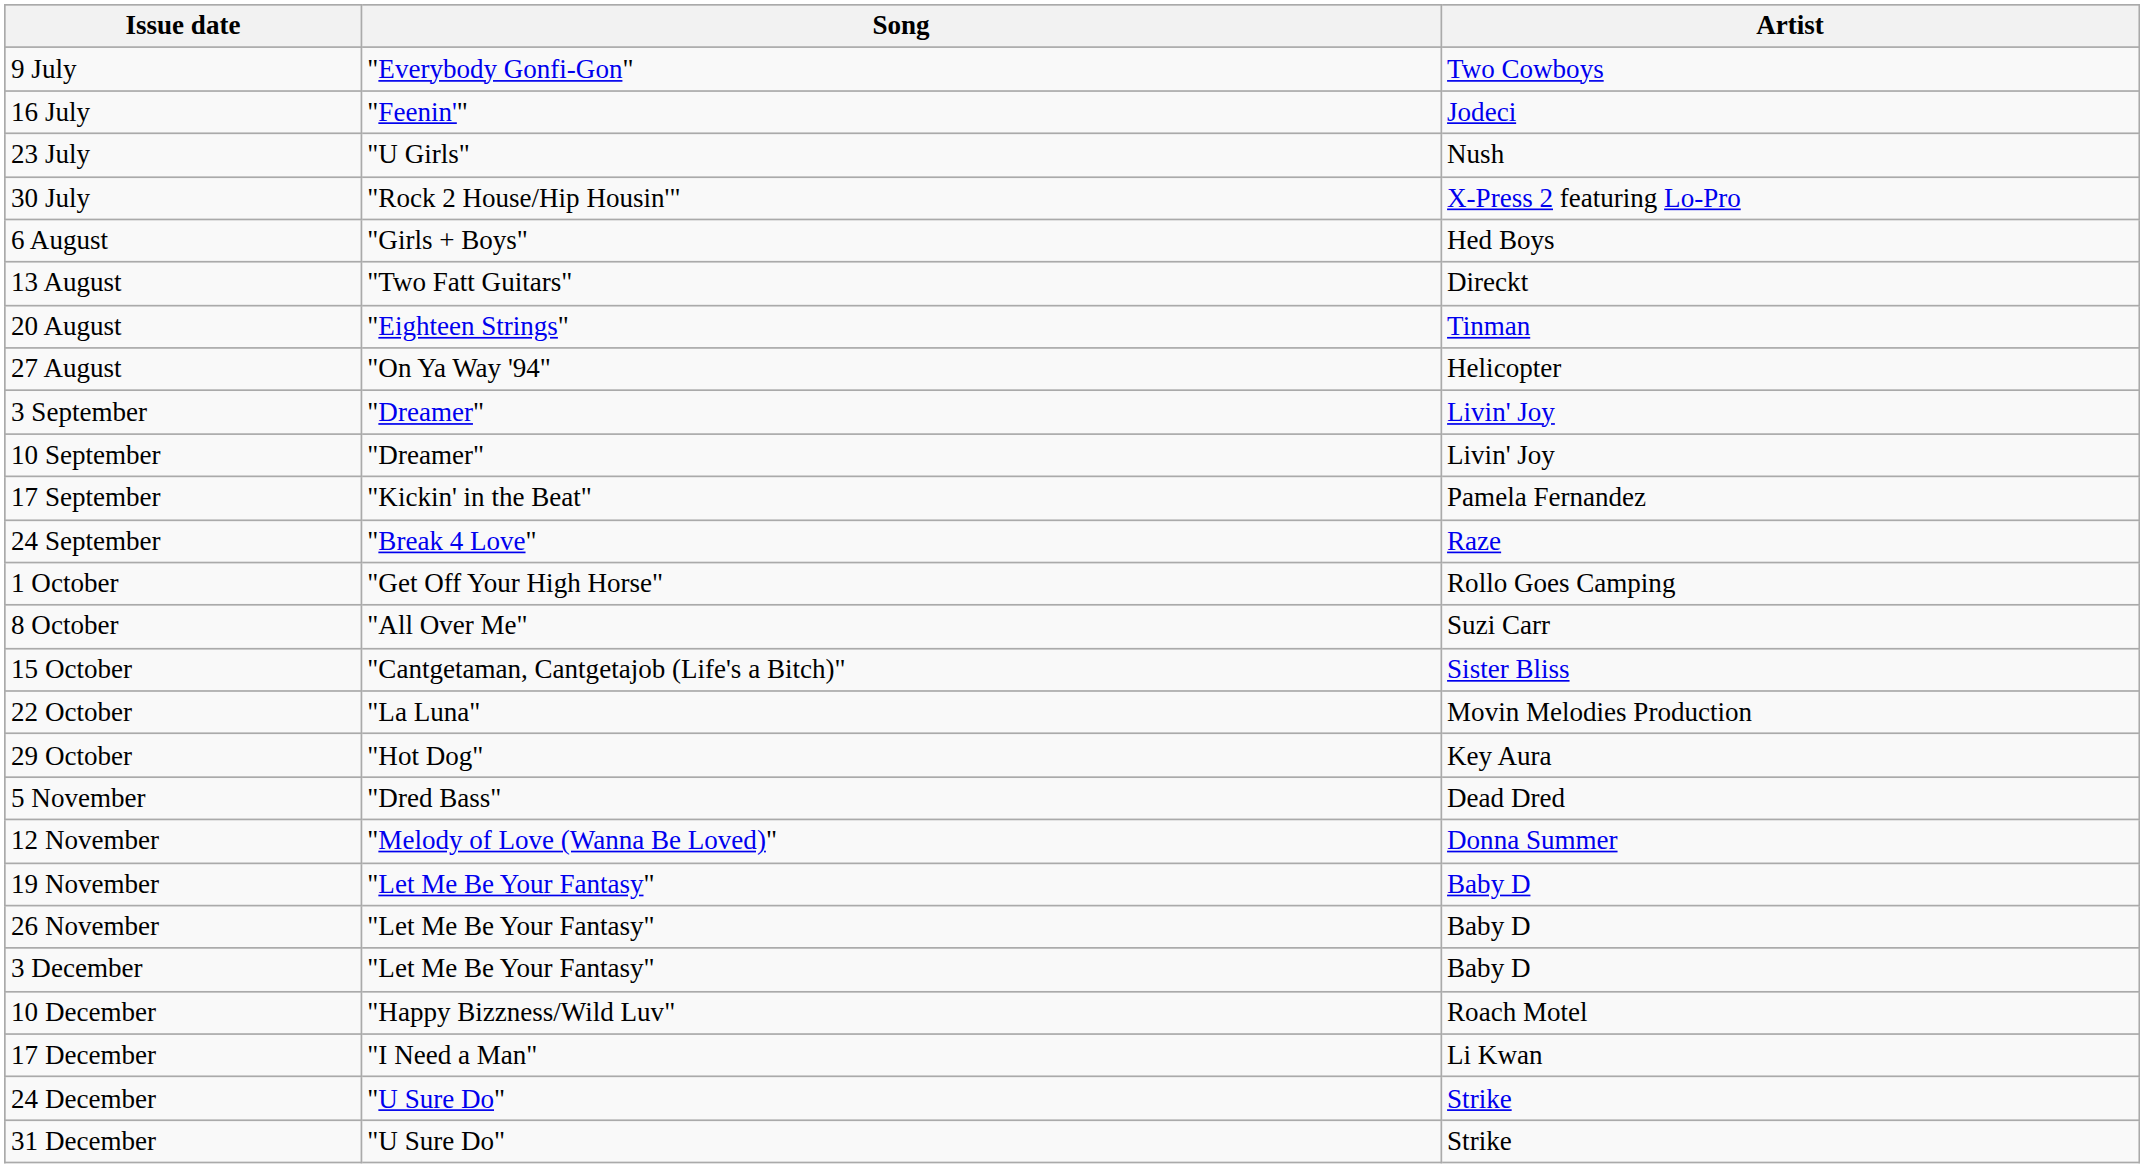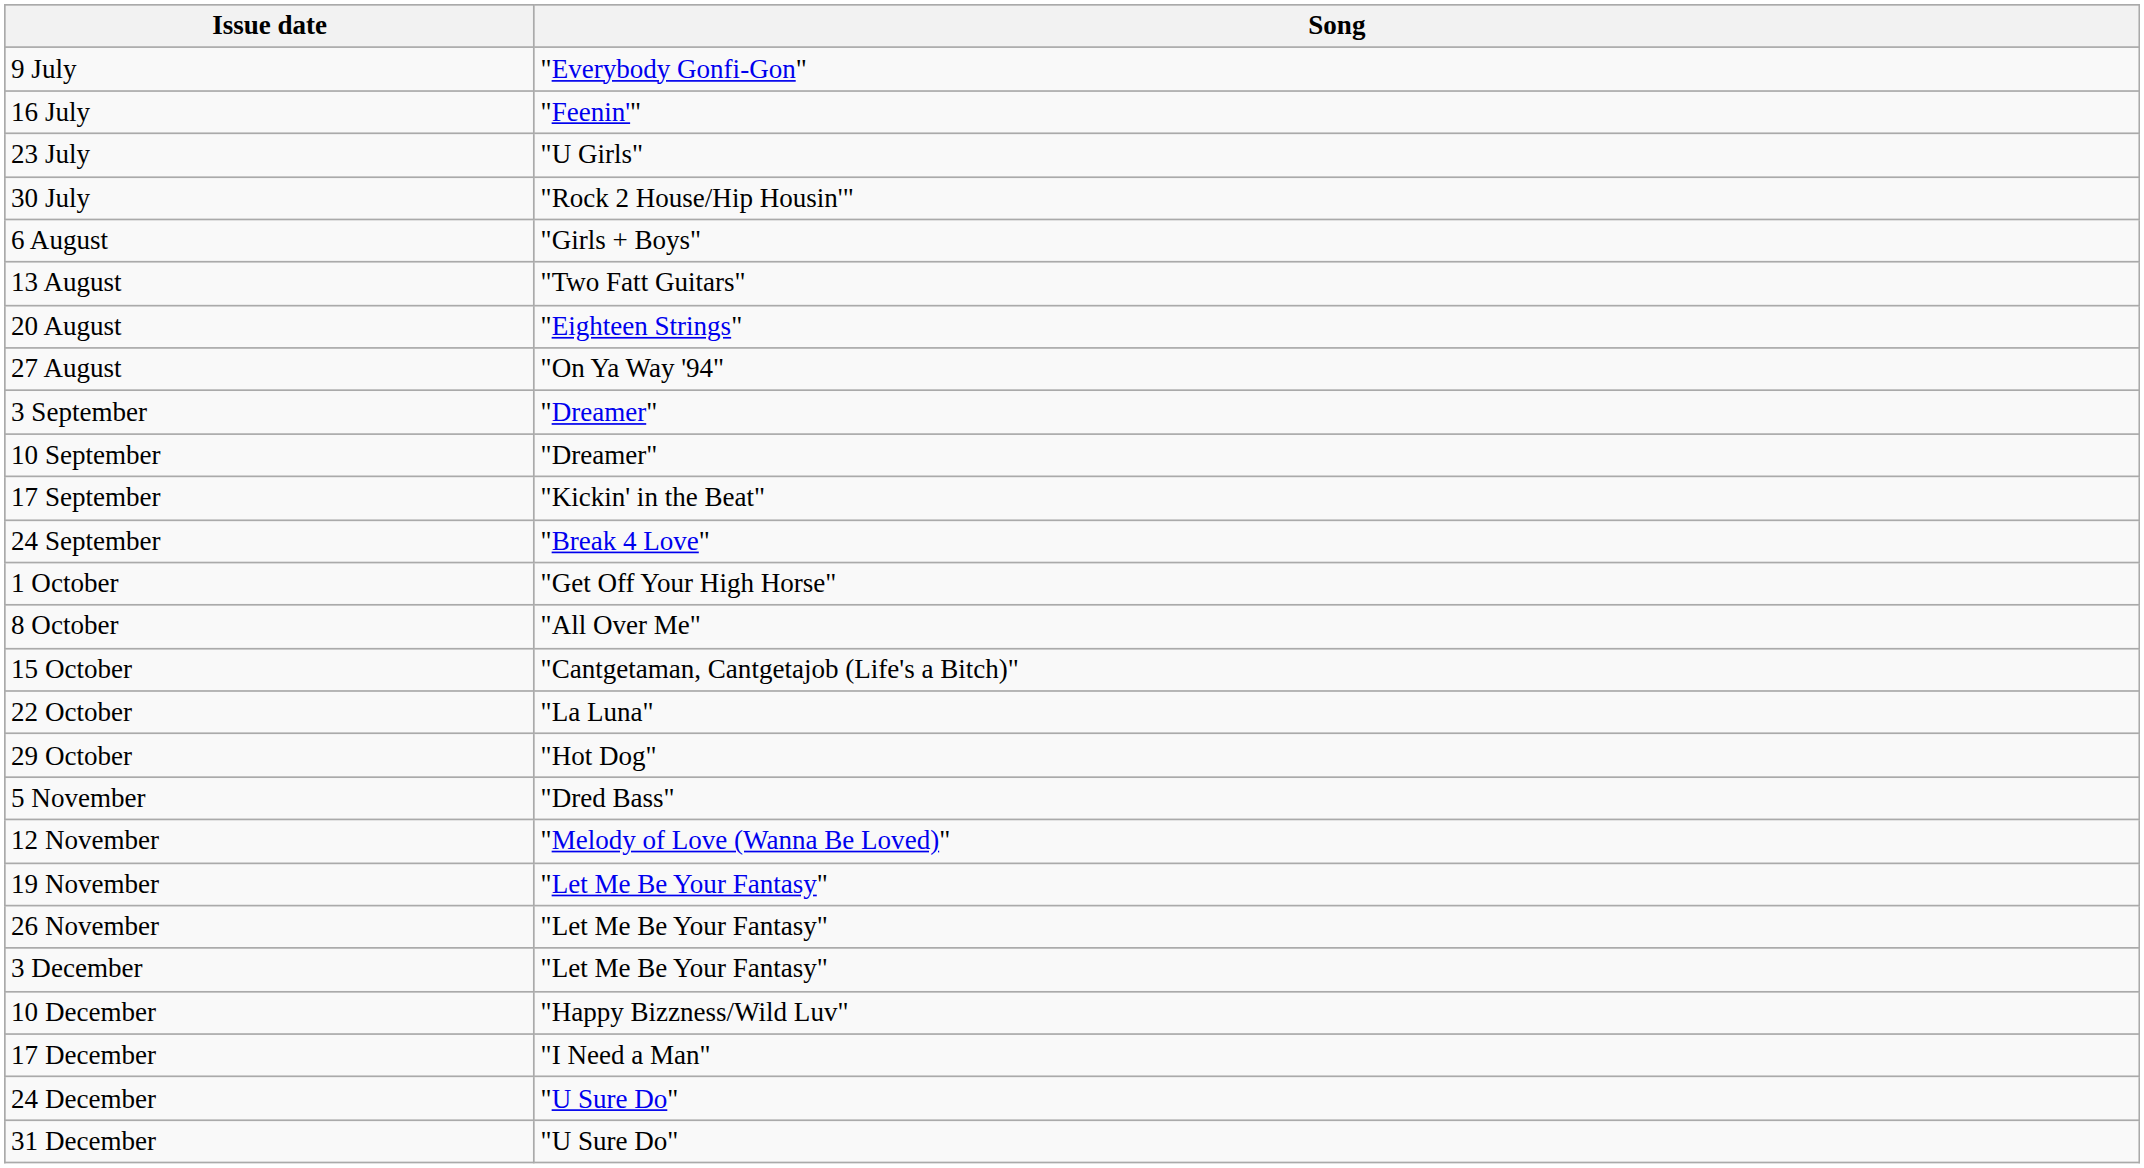- column: (1790, 25)
